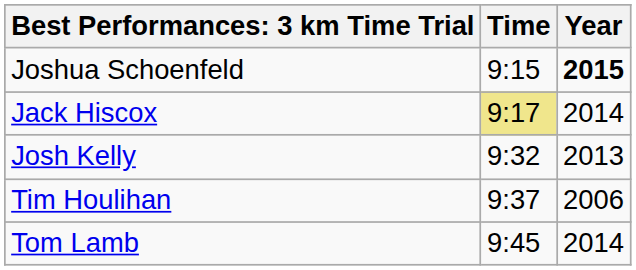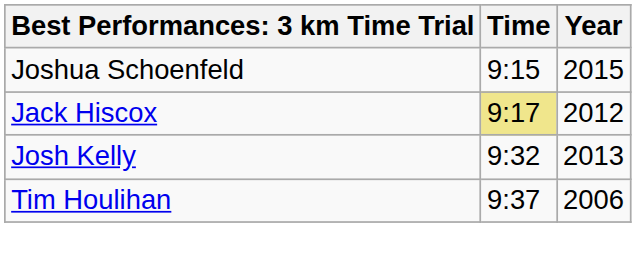(593, 69) bold -> (593, 69) normal
(593, 112) 2014 -> (593, 112) 2012
- row: (75, 243)
